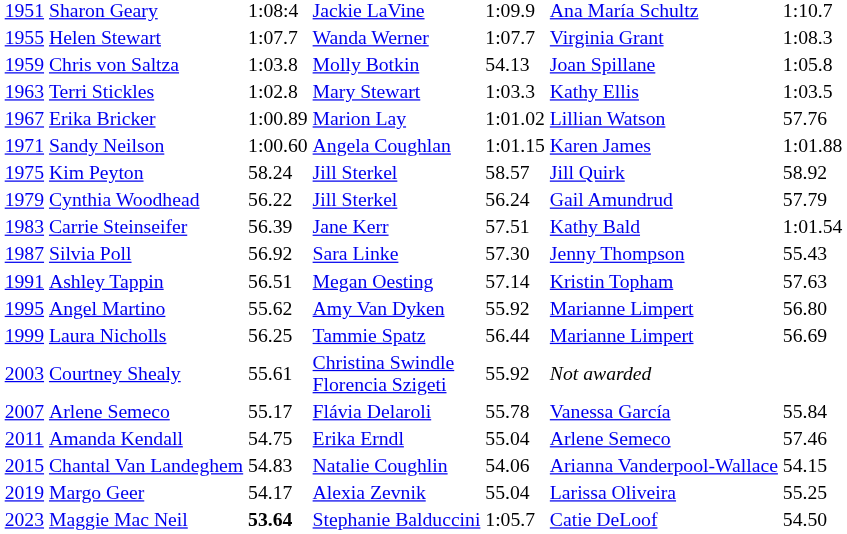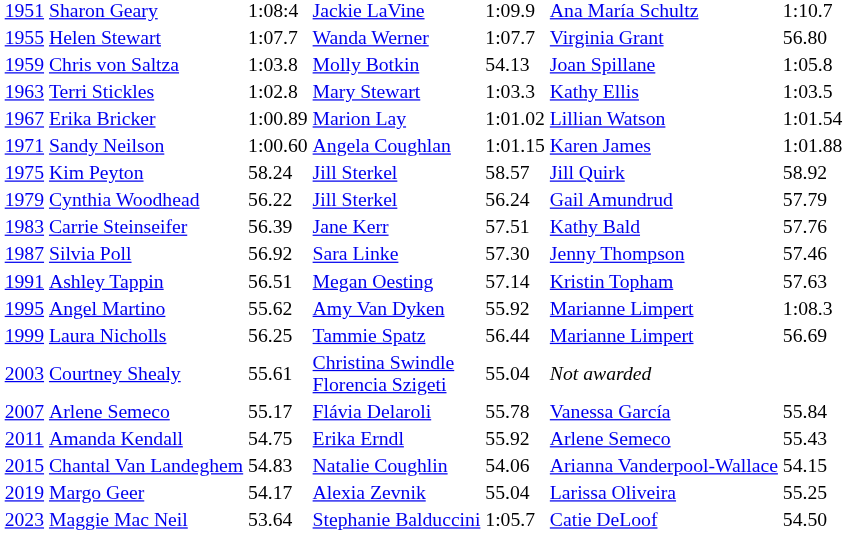(808, 37) 1:08.3 -> (805, 37) 56.80
(805, 118) 57.76 -> (813, 118) 1:01.54
(813, 227) 1:01.54 -> (805, 227) 57.76
(805, 254) 55.43 -> (805, 254) 57.46
(805, 308) 56.80 -> (808, 308) 1:08.3
(507, 373) 55.92 -> (507, 373) 55.04
(507, 438) 55.04 -> (507, 438) 55.92
(805, 438) 57.46 -> (805, 438) 55.43
(270, 519) bold -> (270, 519) normal
